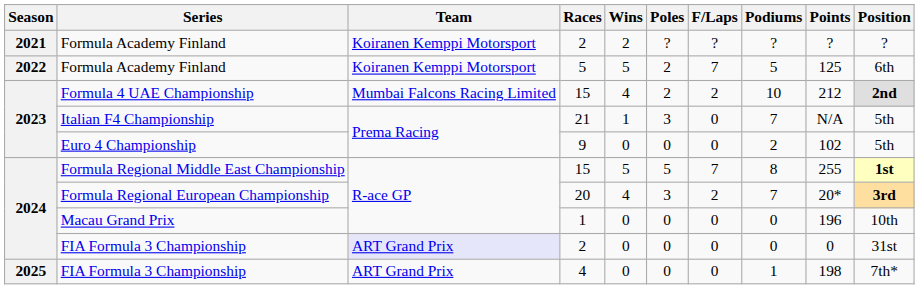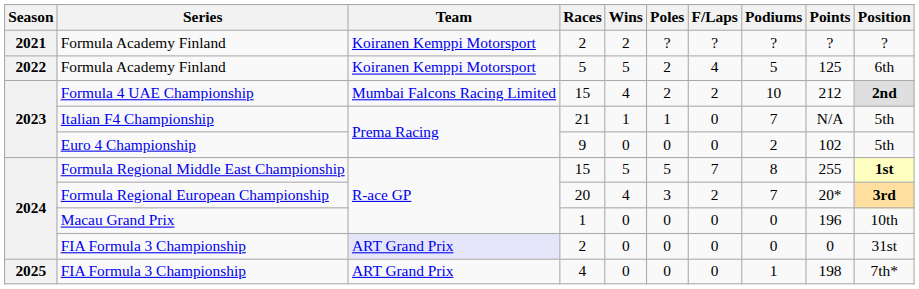(715, 68) 7 -> (715, 68) 4
(667, 119) 3 -> (667, 119) 1
